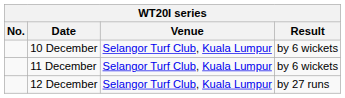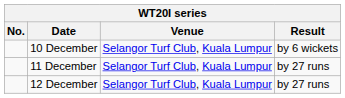(308, 66) by 6 wickets -> (303, 66) by 27 runs
